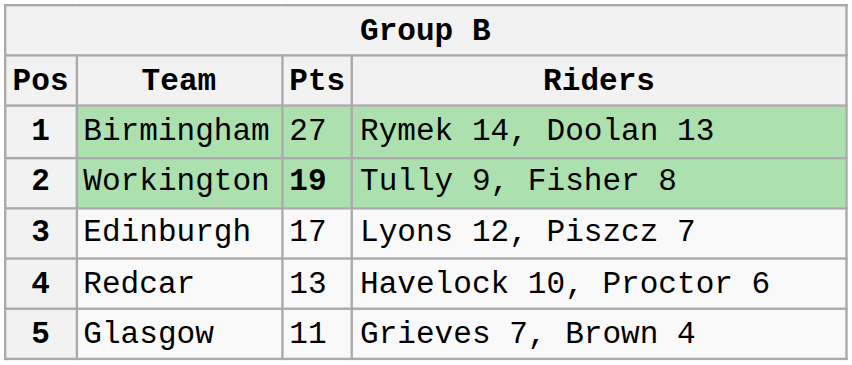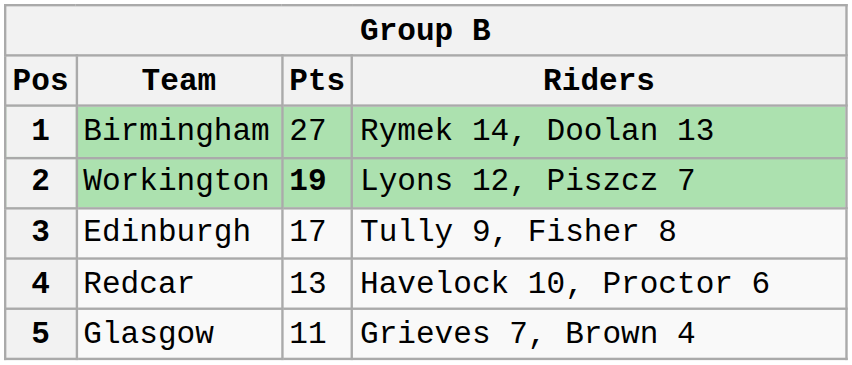(519, 182) Tully 9, Fisher 8 -> (528, 182) Lyons 12, Piszcz 7
(528, 233) Lyons 12, Piszcz 7 -> (519, 233) Tully 9, Fisher 8
